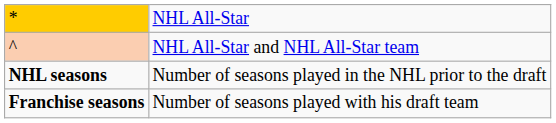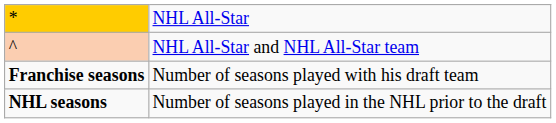rows swapped: (58, 74) <-> (76, 103)
